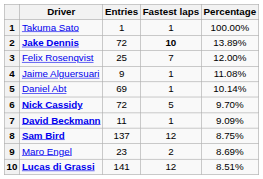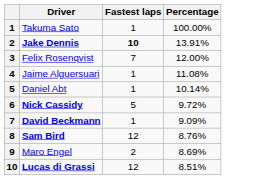- column: (122, 12)
(230, 43) 13.89% -> (192, 43) 13.91%
(230, 105) 9.70% -> (192, 105) 9.72%
(230, 136) 8.75% -> (192, 136) 8.76%
